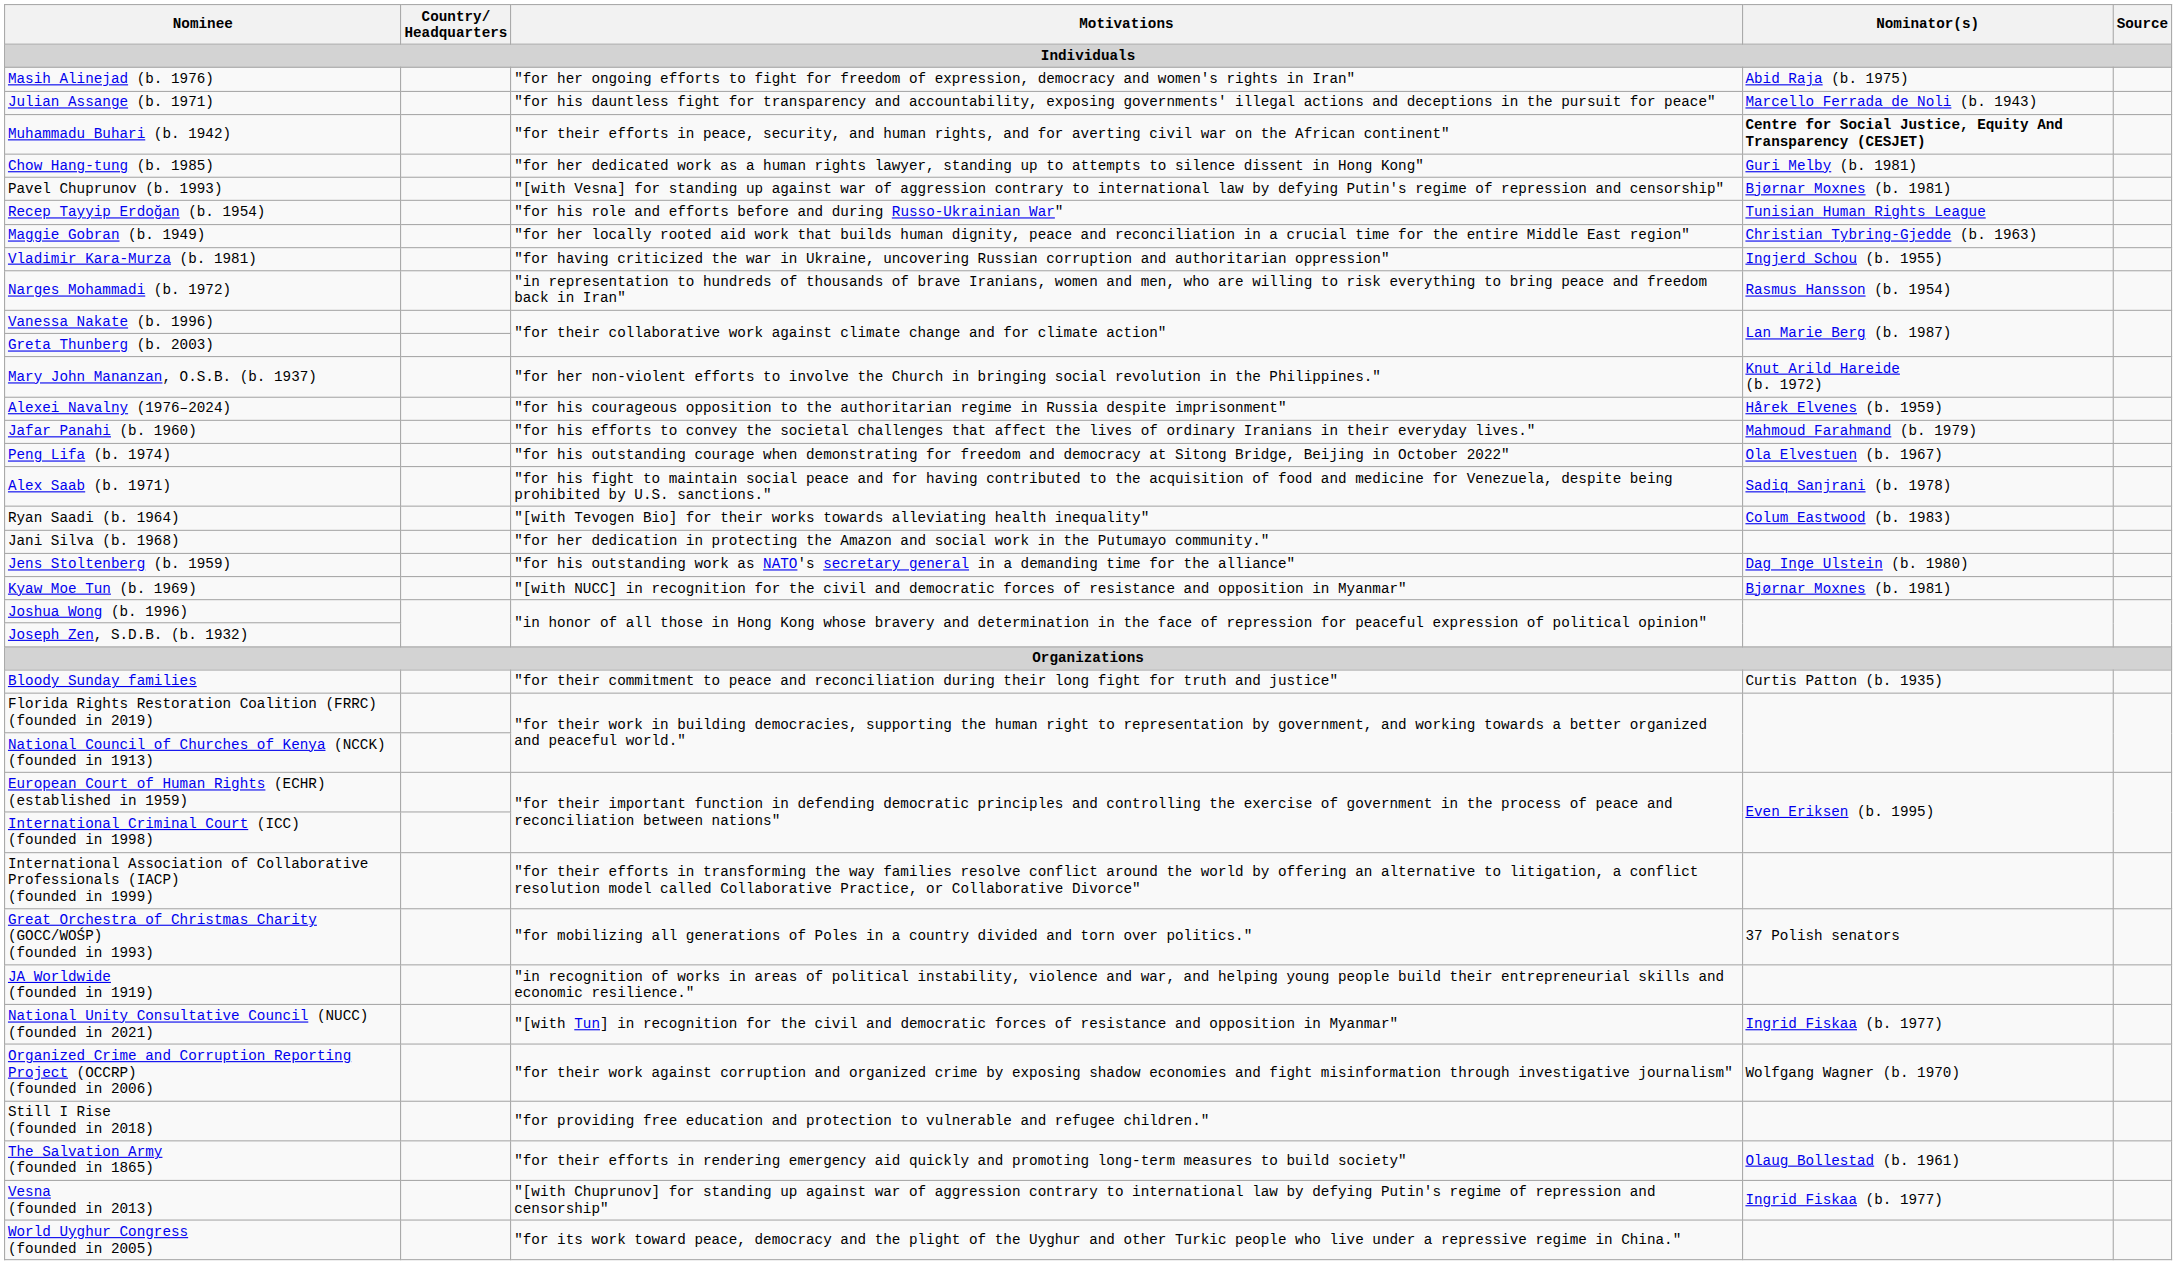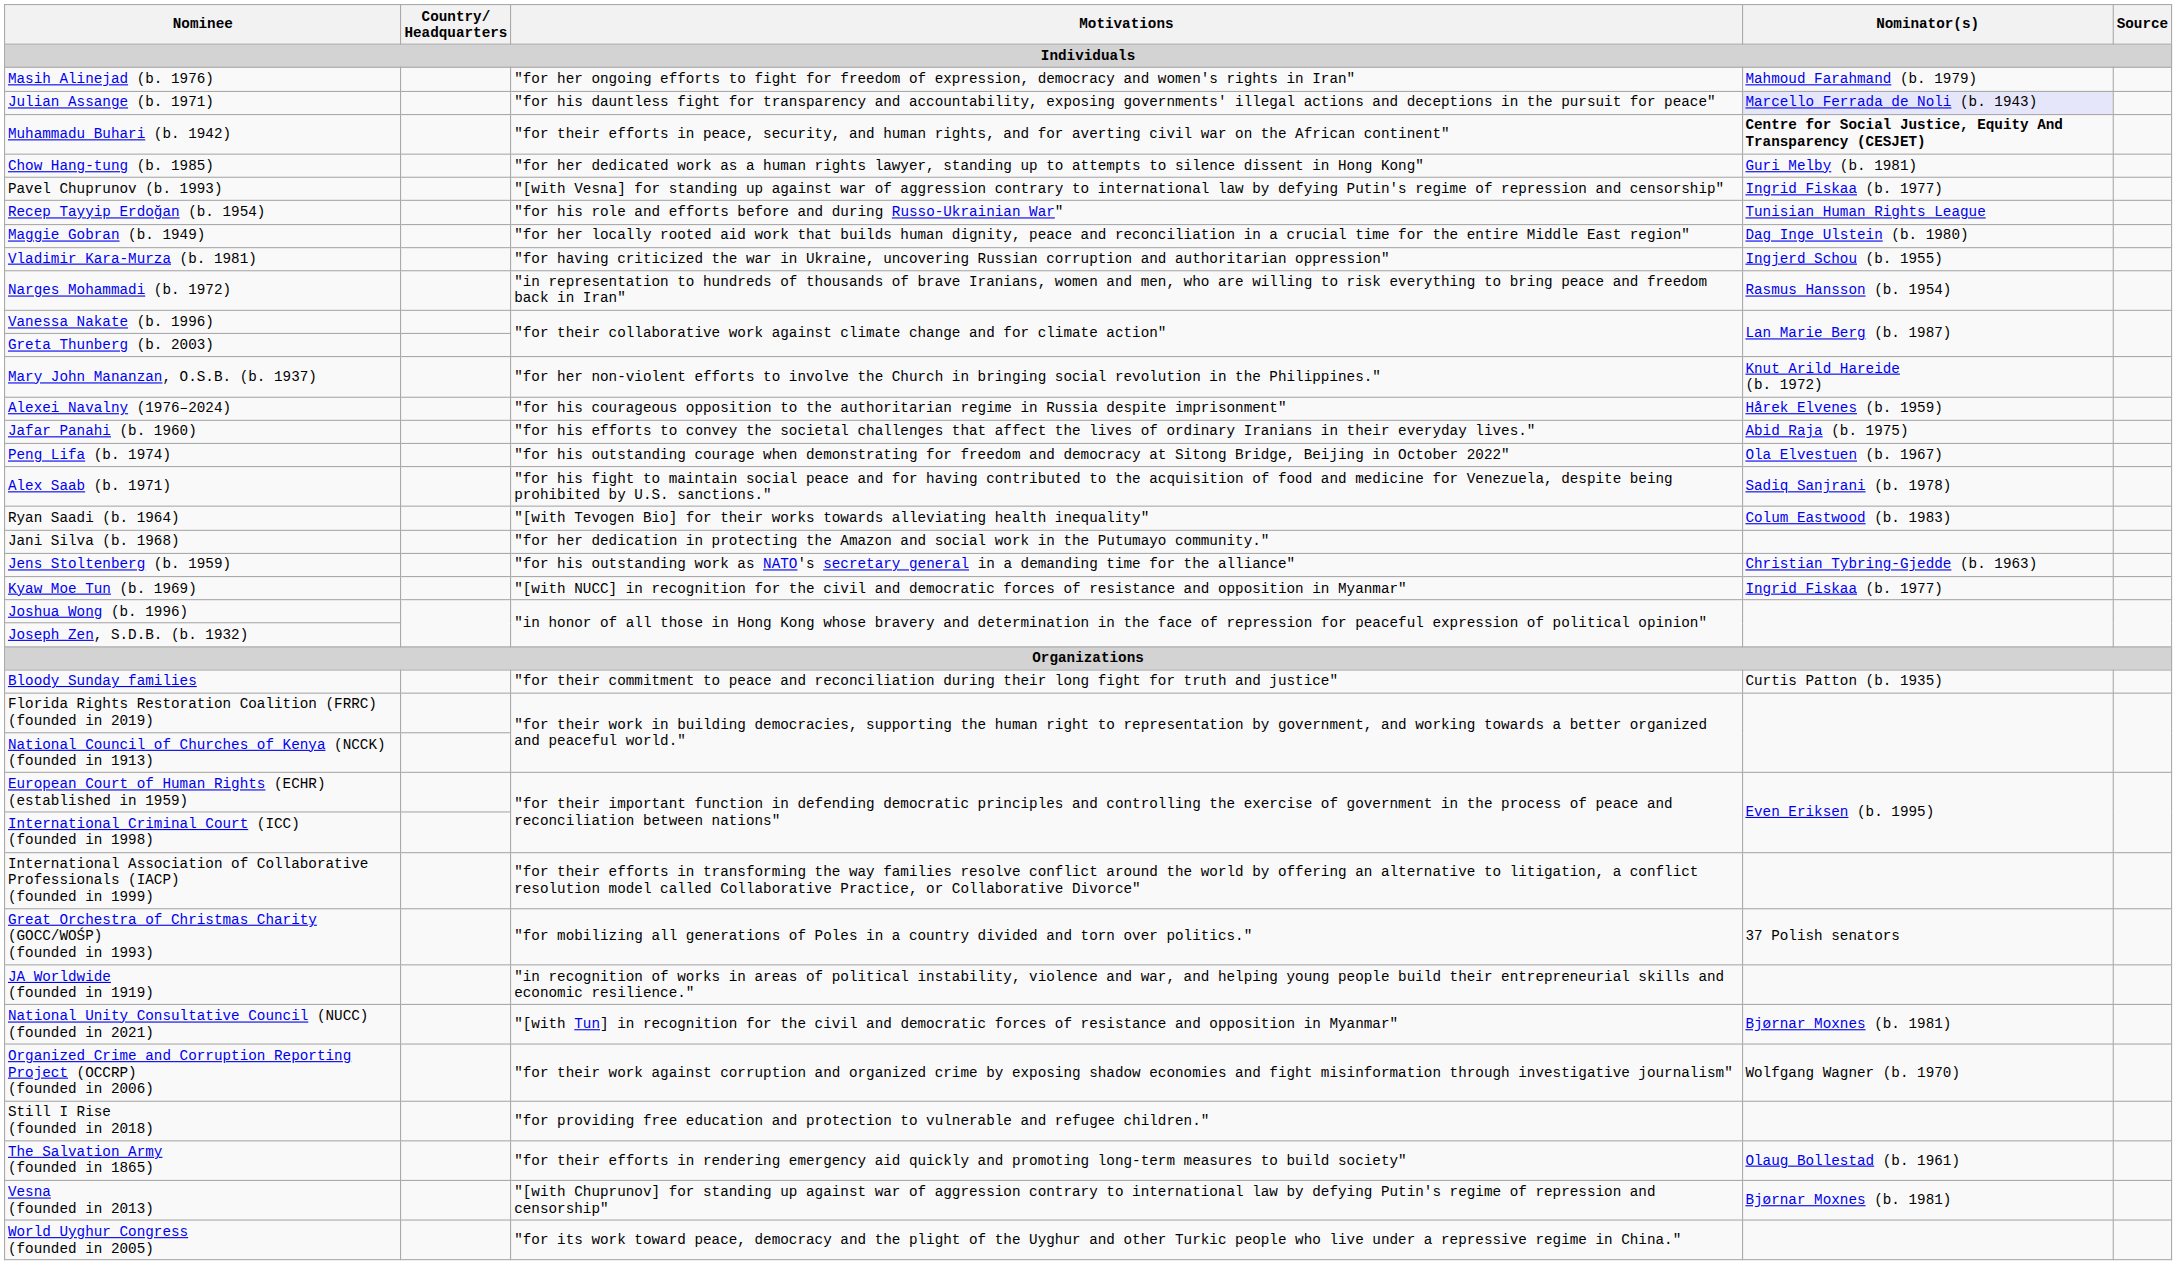(1827, 79) Abid Raja (b. 1975) -> (1861, 79) Mahmoud Farahmand (b. 1979)
(1891, 103) no background -> (1891, 103) lavender background
(1848, 189) Bjørnar Moxnes (b. 1981) -> (1844, 189) Ingrid Fiskaa (b. 1977)
(1891, 236) Christian Tybring-Gjedde (b. 1963) -> (1857, 236) Dag Inge Ulstein (b. 1980)
(1861, 432) Mahmoud Farahmand (b. 1979) -> (1827, 432) Abid Raja (b. 1975)
(1857, 565) Dag Inge Ulstein (b. 1980) -> (1891, 565) Christian Tybring-Gjedde (b. 1963)
(1848, 588) Bjørnar Moxnes (b. 1981) -> (1844, 588) Ingrid Fiskaa (b. 1977)
(1844, 1025) Ingrid Fiskaa (b. 1977) -> (1848, 1025) Bjørnar Moxnes (b. 1981)
(1844, 1200) Ingrid Fiskaa (b. 1977) -> (1848, 1200) Bjørnar Moxnes (b. 1981)
